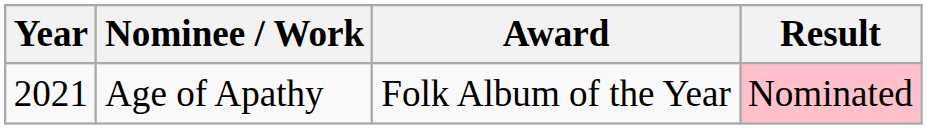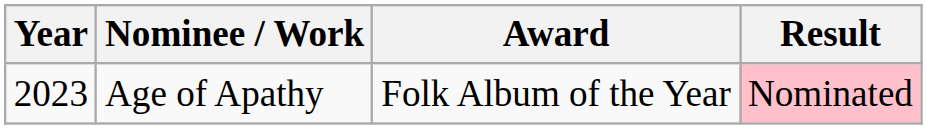(51, 92) 2021 -> (51, 92) 2023
